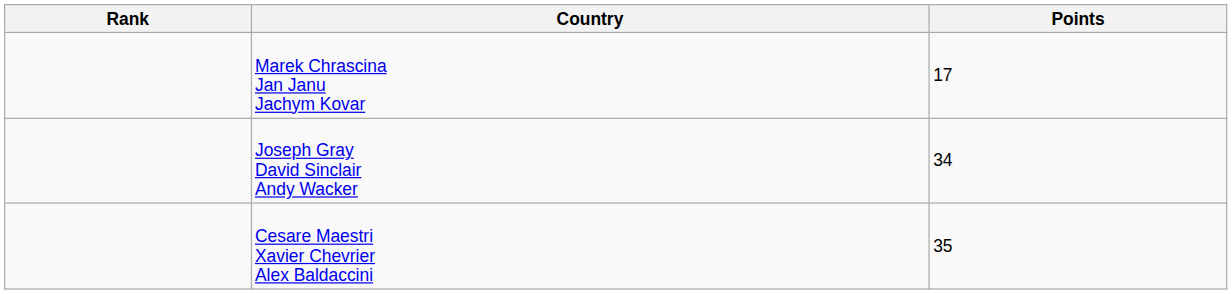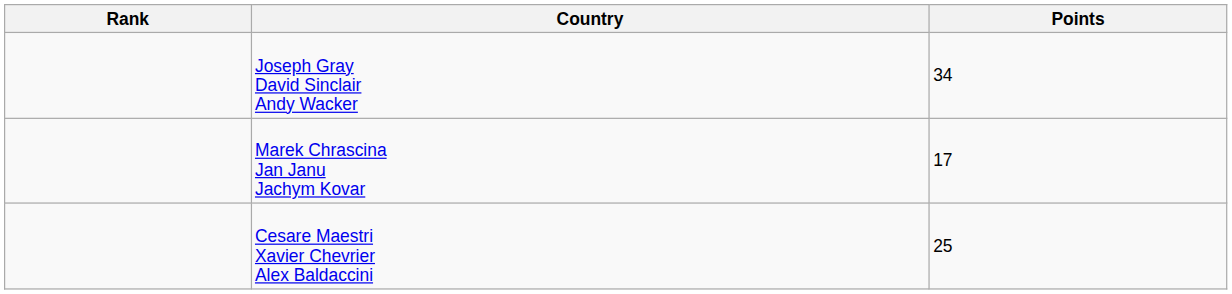rows swapped: (321, 85) <-> (308, 171)
(943, 247) 35 -> (943, 247) 25
